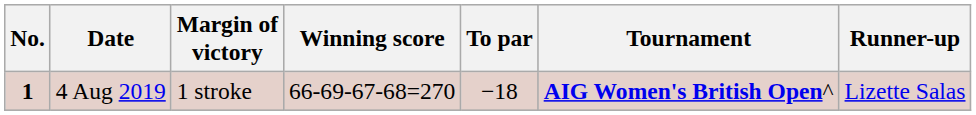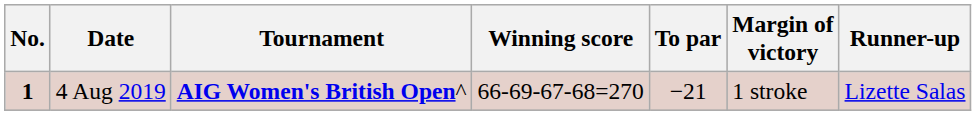columns swapped: (689, 38) <-> (227, 38)
(499, 90) −18 -> (688, 90) −21
